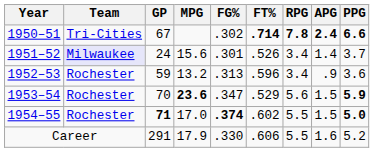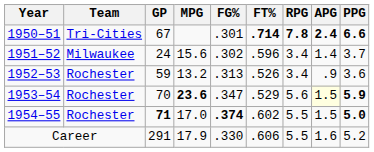(228, 35) .302 -> (228, 35) .301
(100, 56) lavender background -> (100, 56) no background
(228, 56) .301 -> (228, 56) .302
(265, 56) .526 -> (265, 56) .596
(265, 76) .596 -> (265, 76) .526
(326, 96) no background -> (326, 96) lightyellow background
